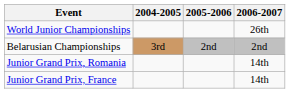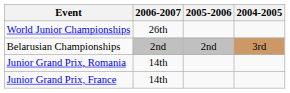columns swapped: (158, 12) <-> (259, 12)
